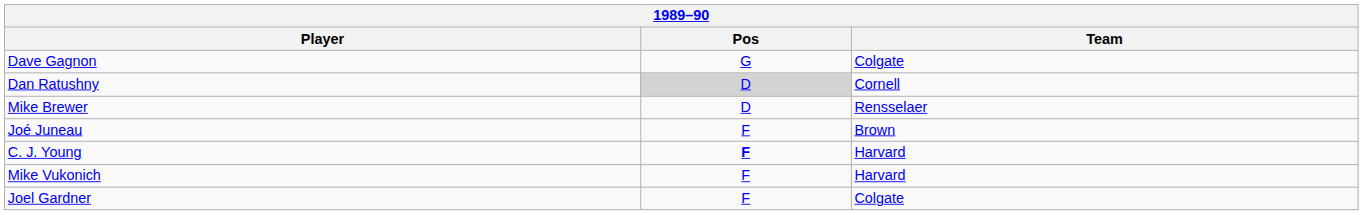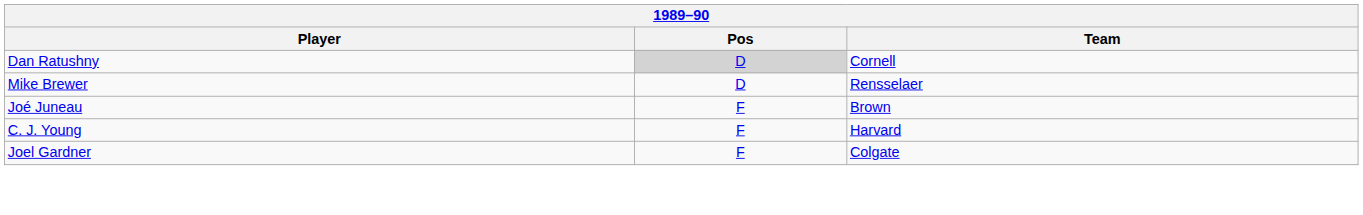- row: (52, 61)
(746, 152) bold -> (740, 130) normal
- row: (54, 175)
